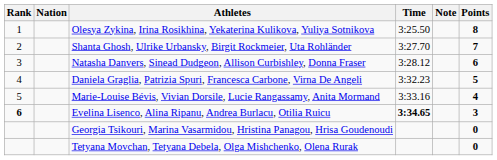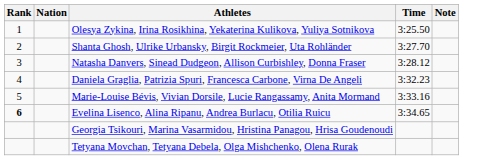- column: (475, 12)
(414, 113) bold -> (414, 113) normal
